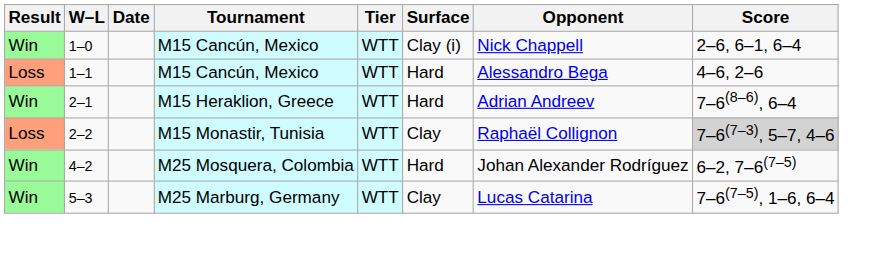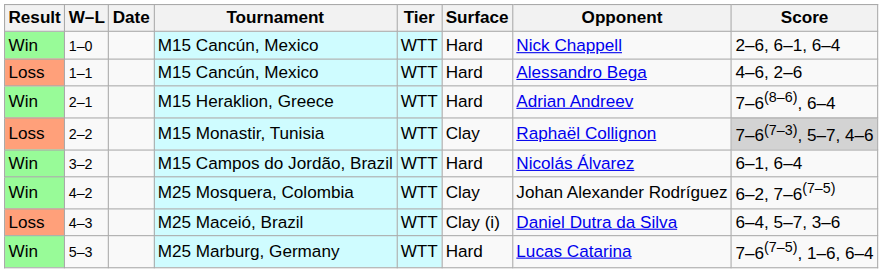(434, 45) Clay (i) -> (464, 45) Hard
+ row: (81, 164)
(425, 165) Hard -> (463, 192) Clay
+ row: (81, 223)
(424, 197) Clay -> (464, 251) Hard
